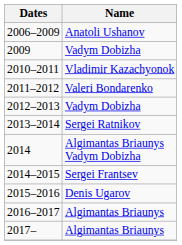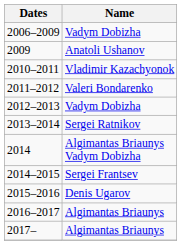(105, 32) Anatoli Ushanov -> (103, 32) Vadym Dobizha
(103, 50) Vadym Dobizha -> (105, 50) Anatoli Ushanov
